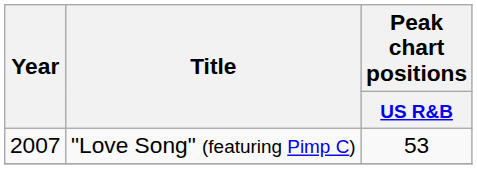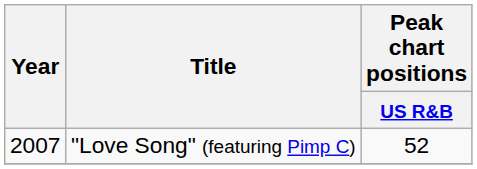(417, 145) 53 -> (417, 145) 52
